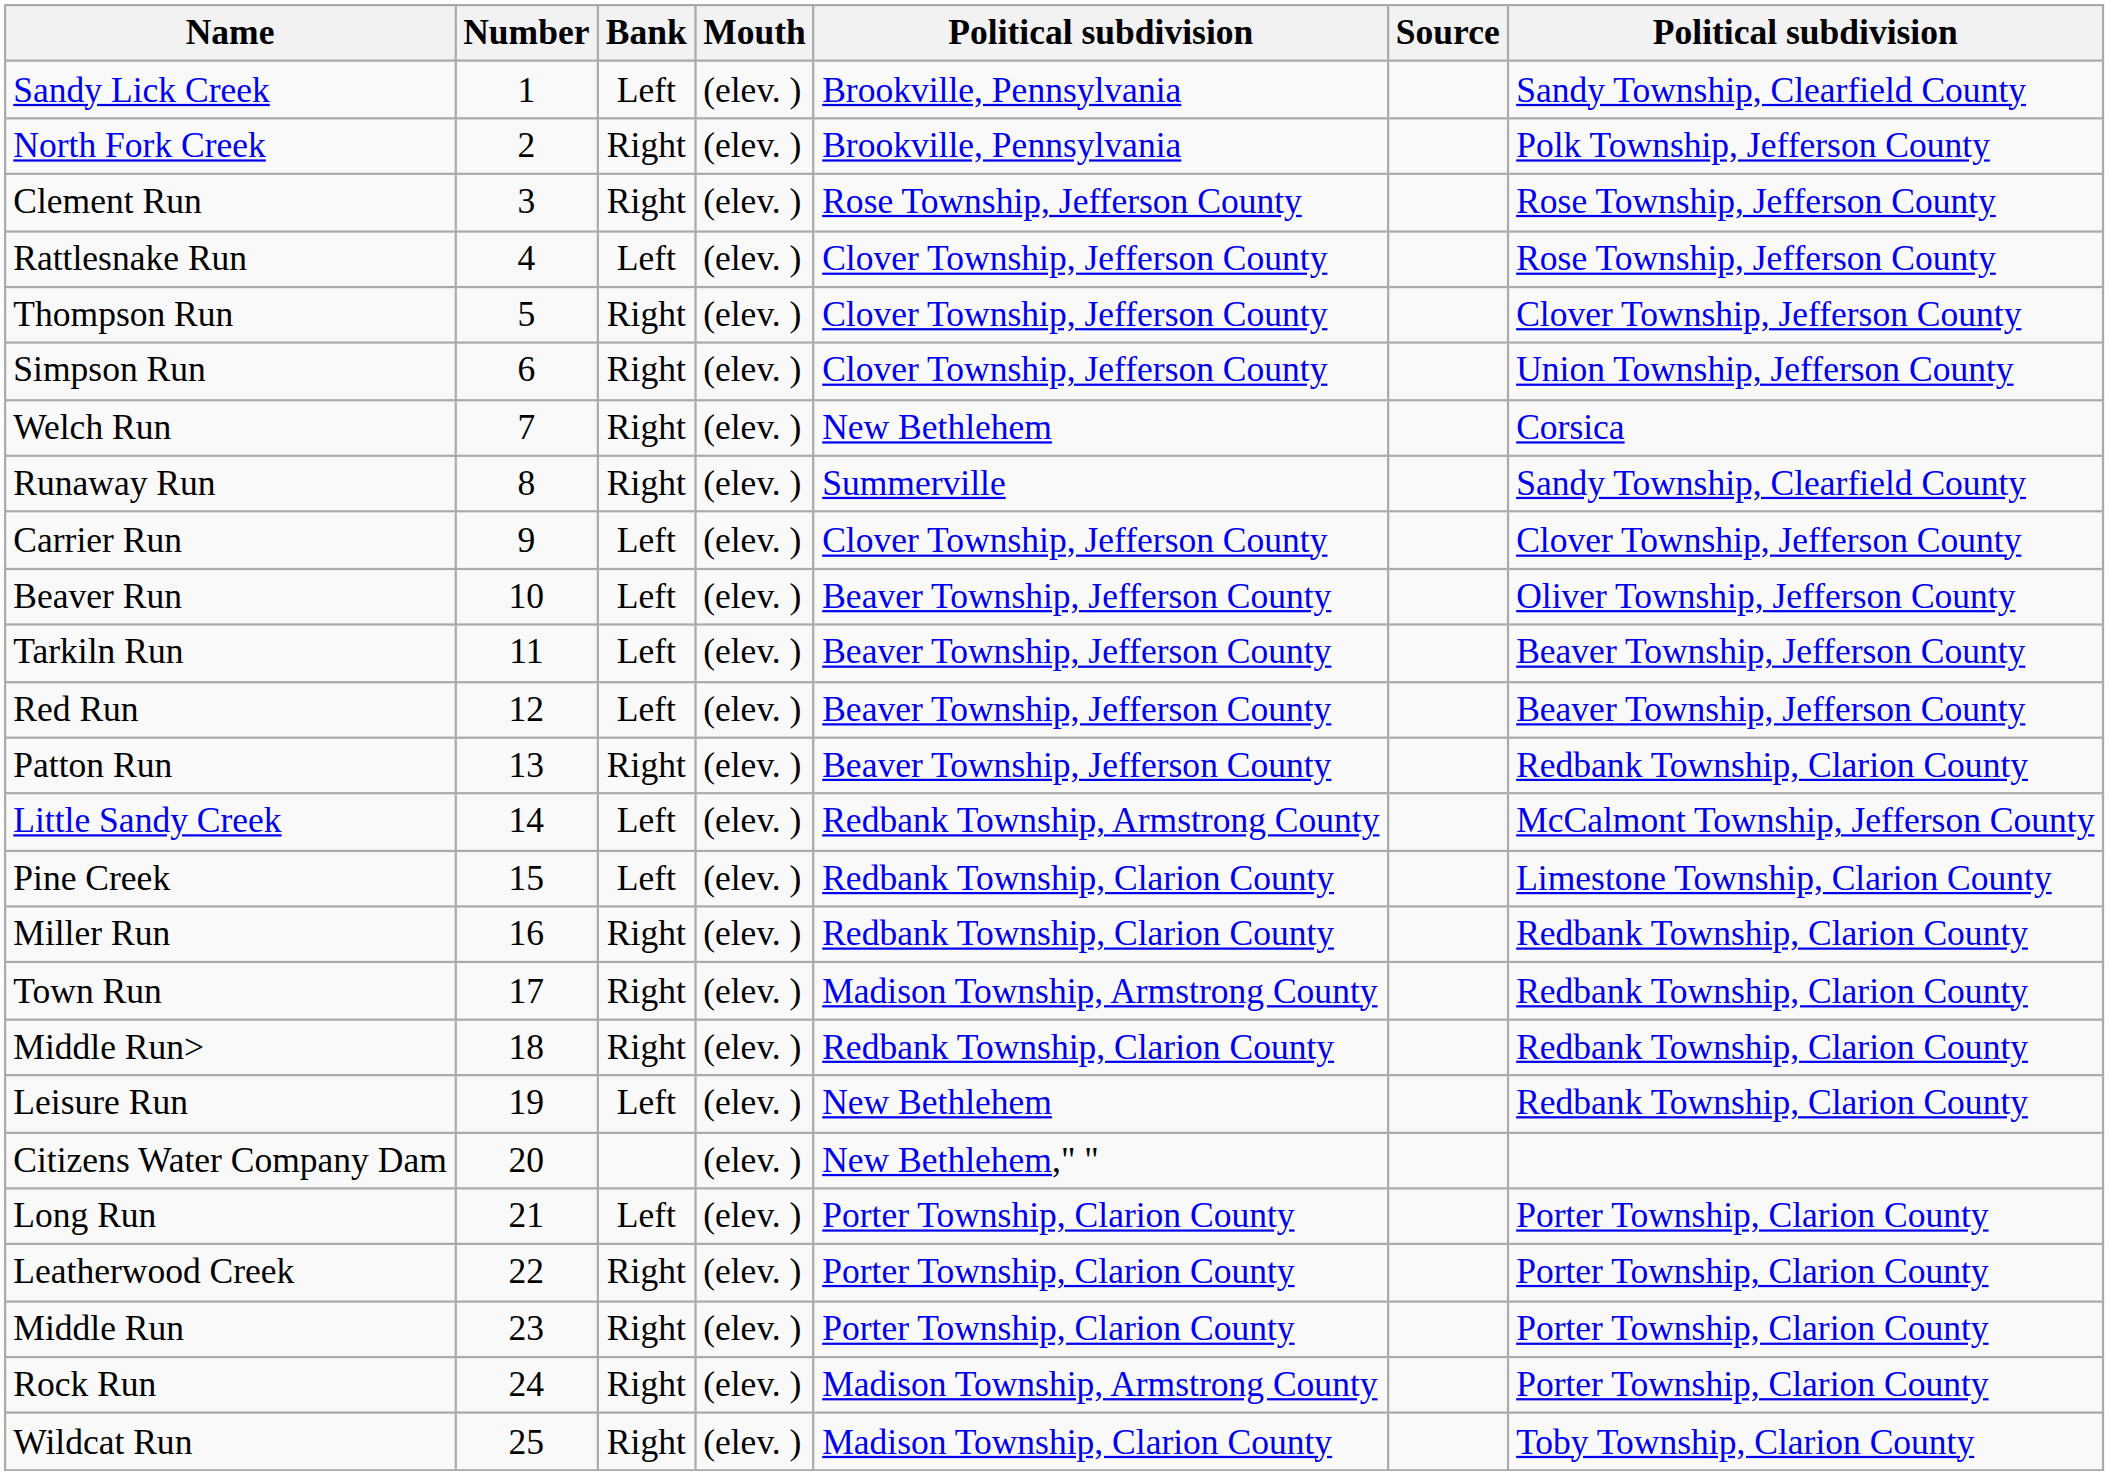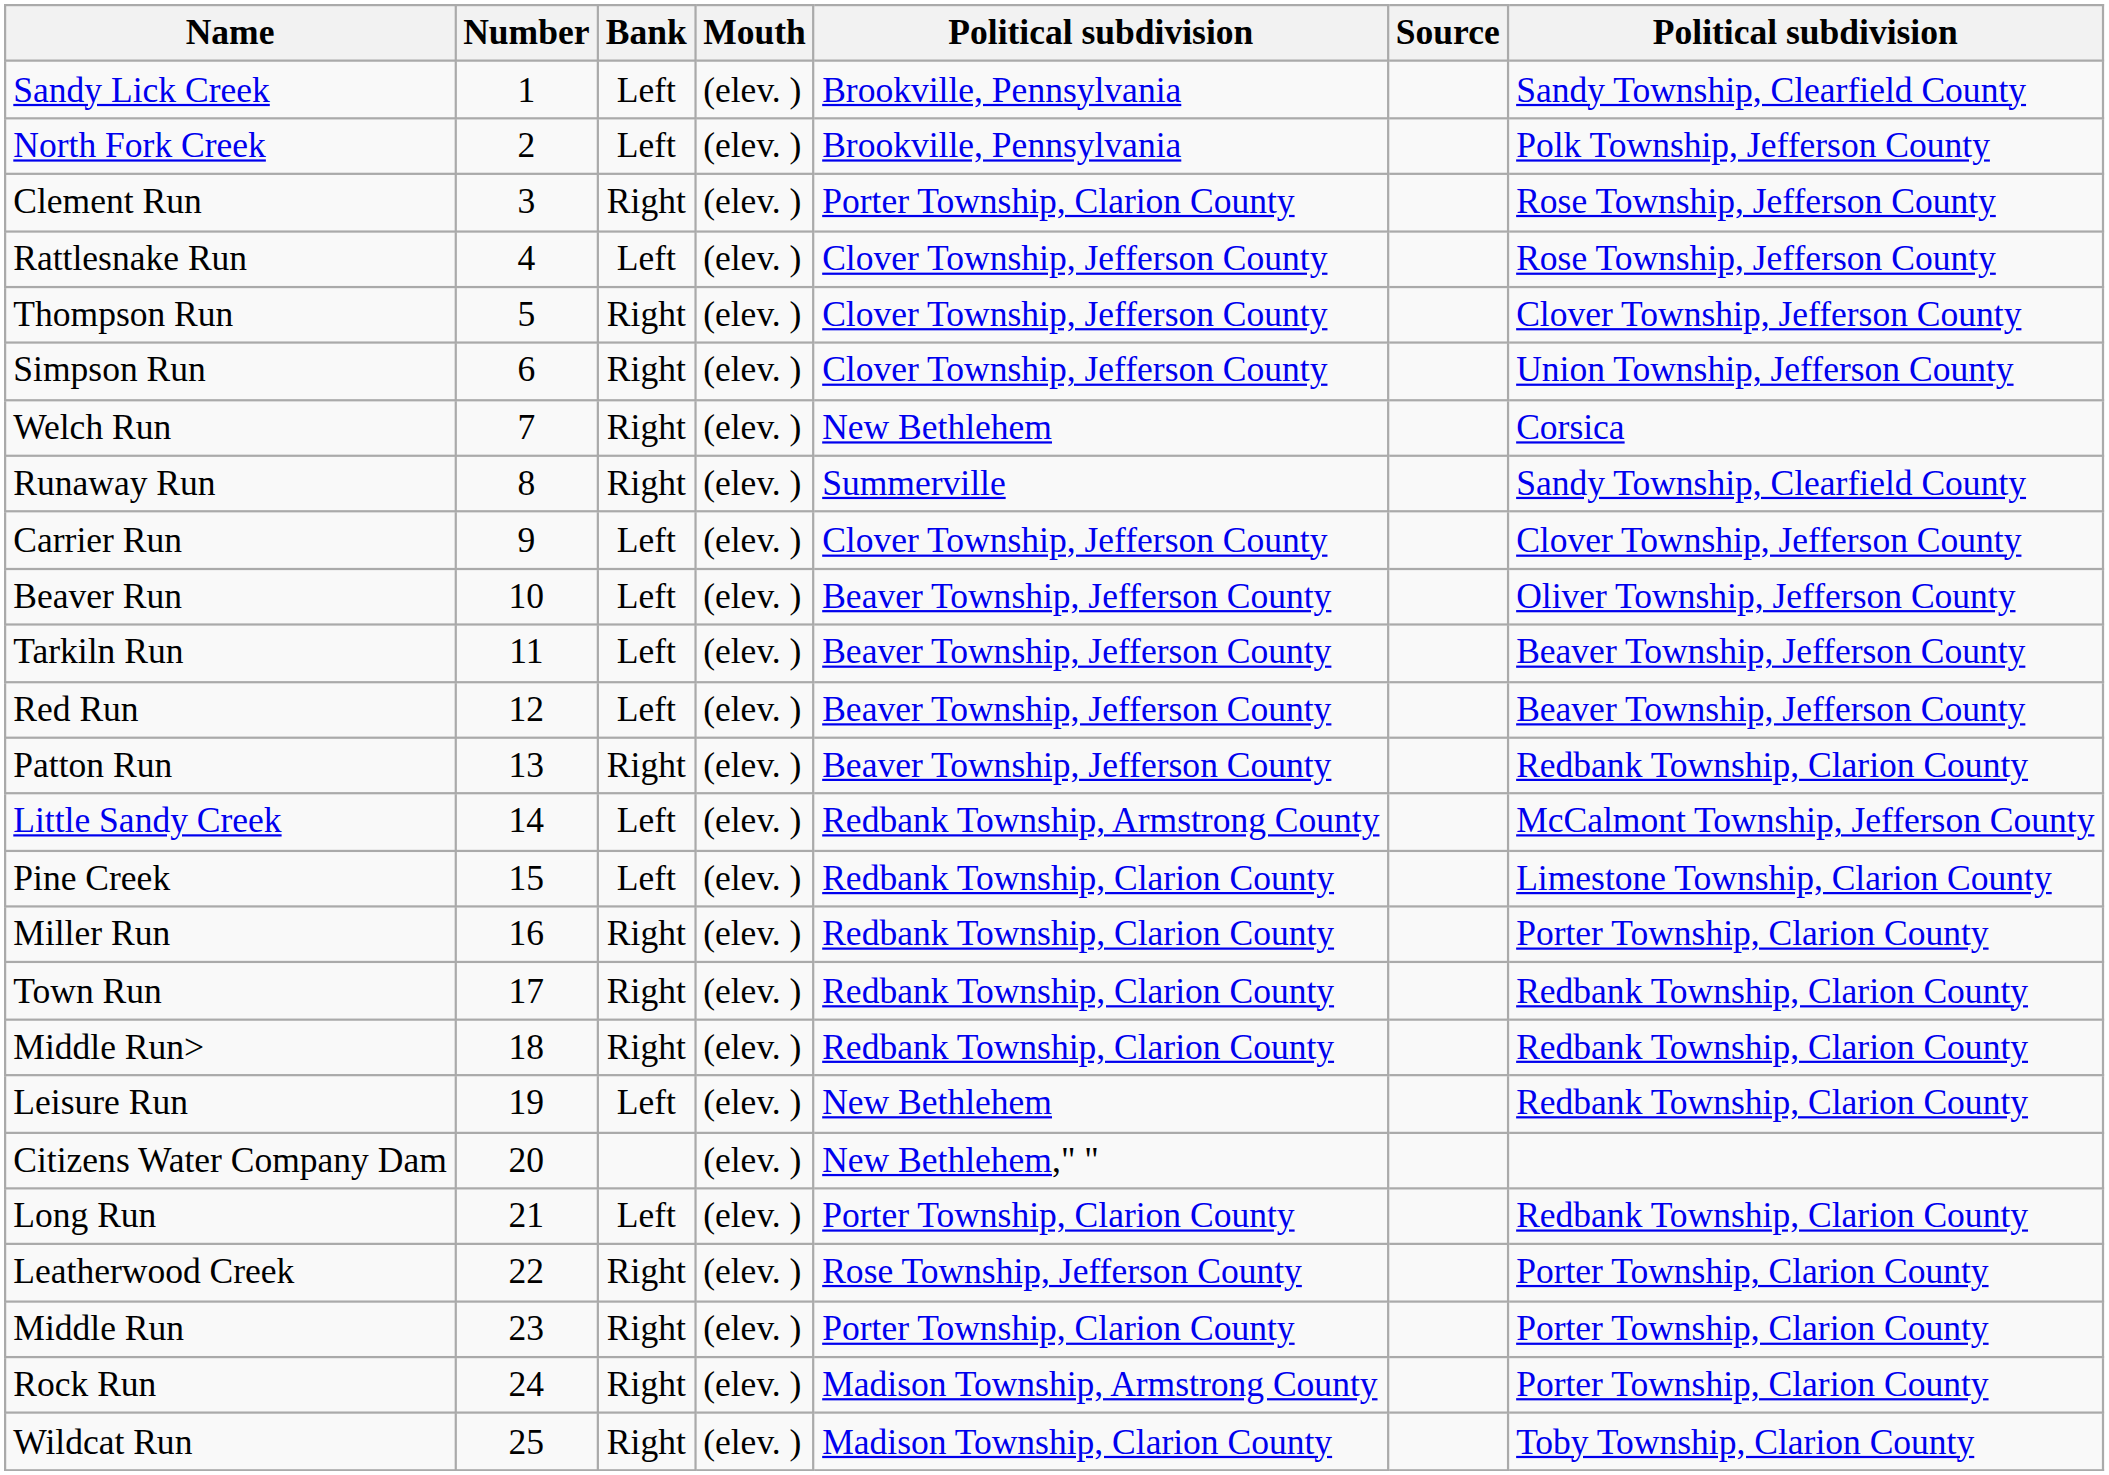(646, 145) Right -> (646, 145) Left
(1062, 201) Rose Township, Jefferson County -> (1058, 201) Porter Township, Clarion County
(1772, 933) Redbank Township, Clarion County -> (1752, 933) Porter Township, Clarion County
(1100, 990) Madison Township, Armstrong County -> (1078, 990) Redbank Township, Clarion County
(1752, 1215) Porter Township, Clarion County -> (1772, 1215) Redbank Township, Clarion County
(1058, 1271) Porter Township, Clarion County -> (1062, 1271) Rose Township, Jefferson County
